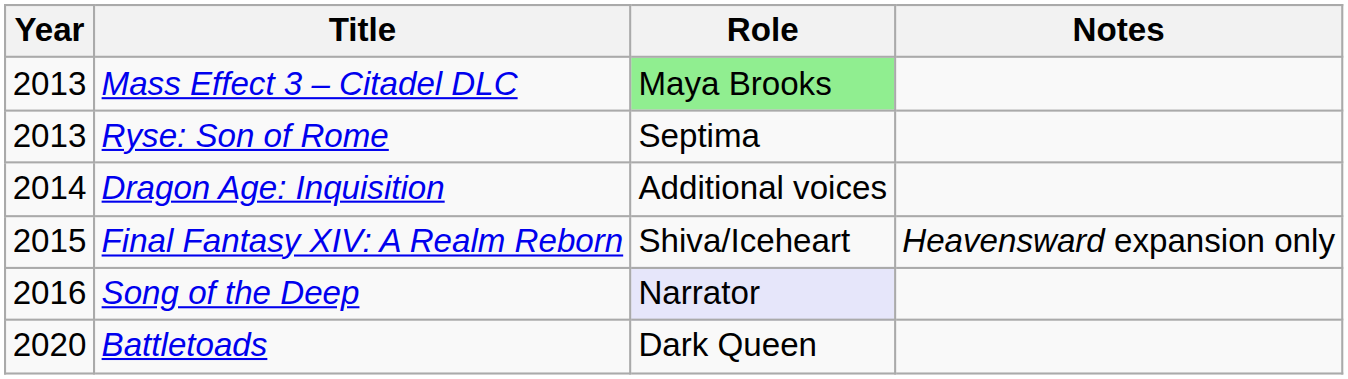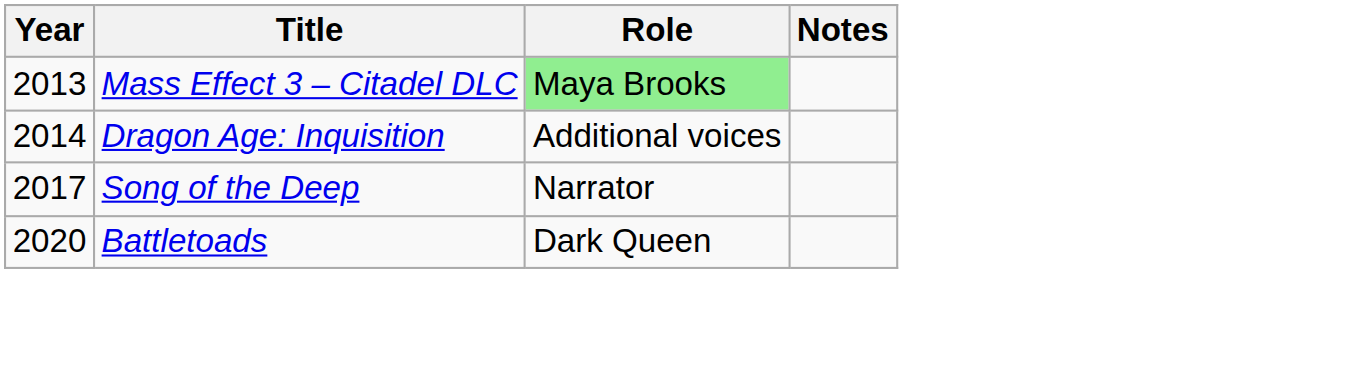- row: (245, 135)
- row: (362, 240)
(50, 293) 2016 -> (50, 188) 2017
(699, 293) lavender background -> (594, 188) no background
